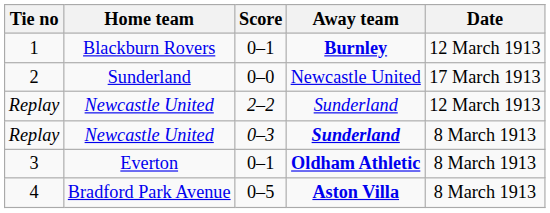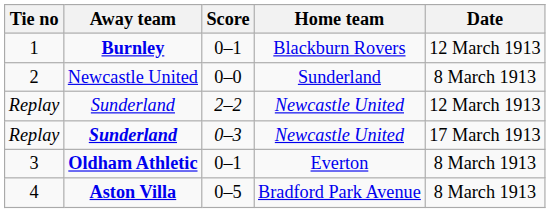columns swapped: (149, 18) <-> (356, 18)
(485, 76) 17 March 1913 -> (485, 76) 8 March 1913
(485, 134) 8 March 1913 -> (485, 134) 17 March 1913
